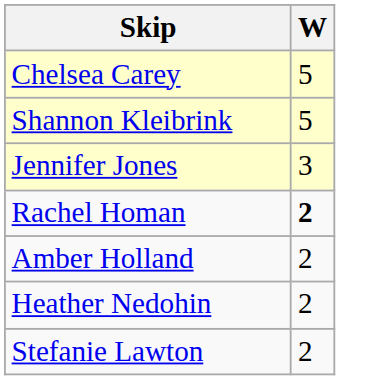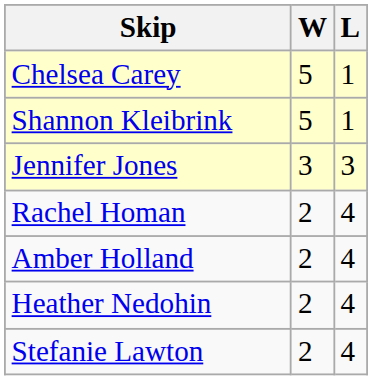+ column: (350, 27)
(305, 212) bold -> (305, 212) normal
